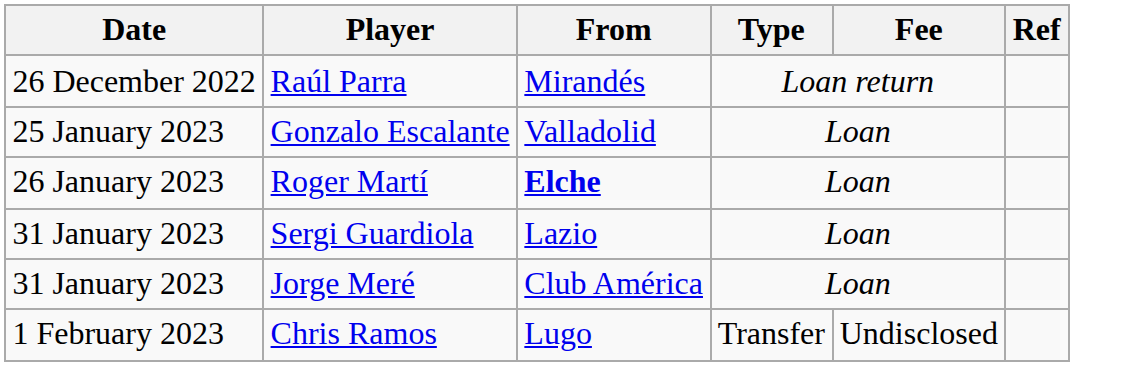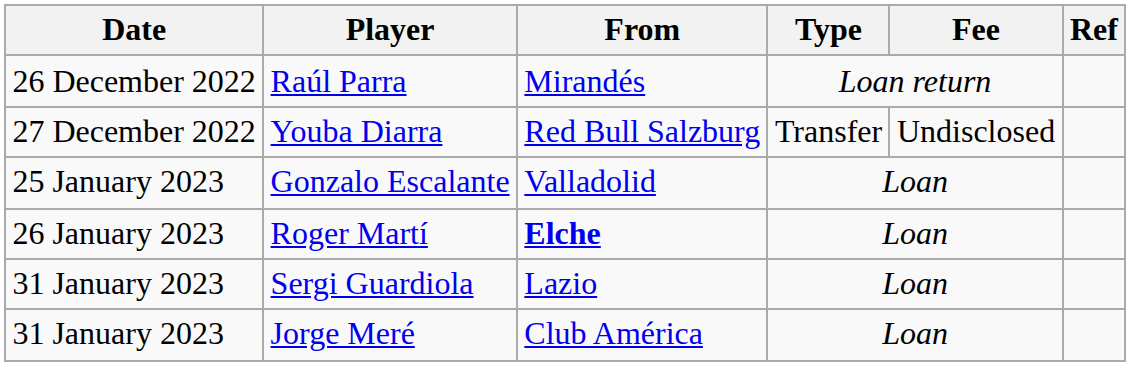+ row: (357, 131)
- row: (354, 334)
